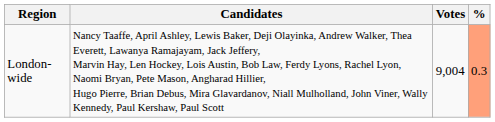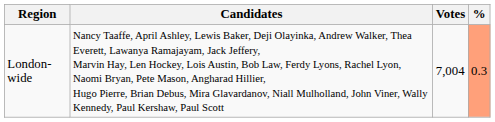(450, 70) 9,004 -> (450, 70) 7,004
